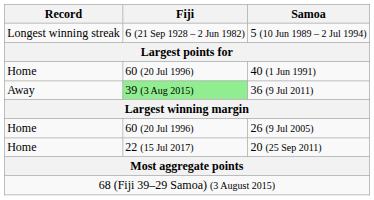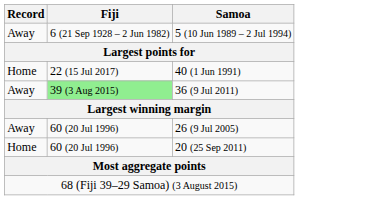(63, 33) Longest winning streak -> (21, 33) Away
(159, 71) 60 (20 Jul 1996) -> (84, 71) 22 (15 Jul 2017)
(22, 128) Home -> (21, 128) Away
(159, 147) 22 (15 Jul 2017) -> (84, 147) 60 (20 Jul 1996)
